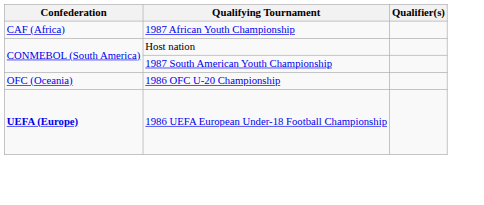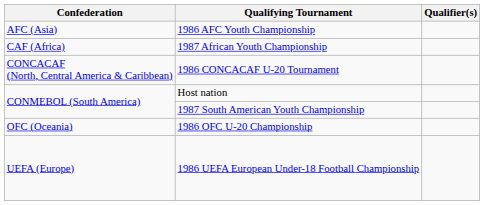+ row: (246, 30)
+ row: (258, 70)
(42, 122) bold -> (40, 168) normal
